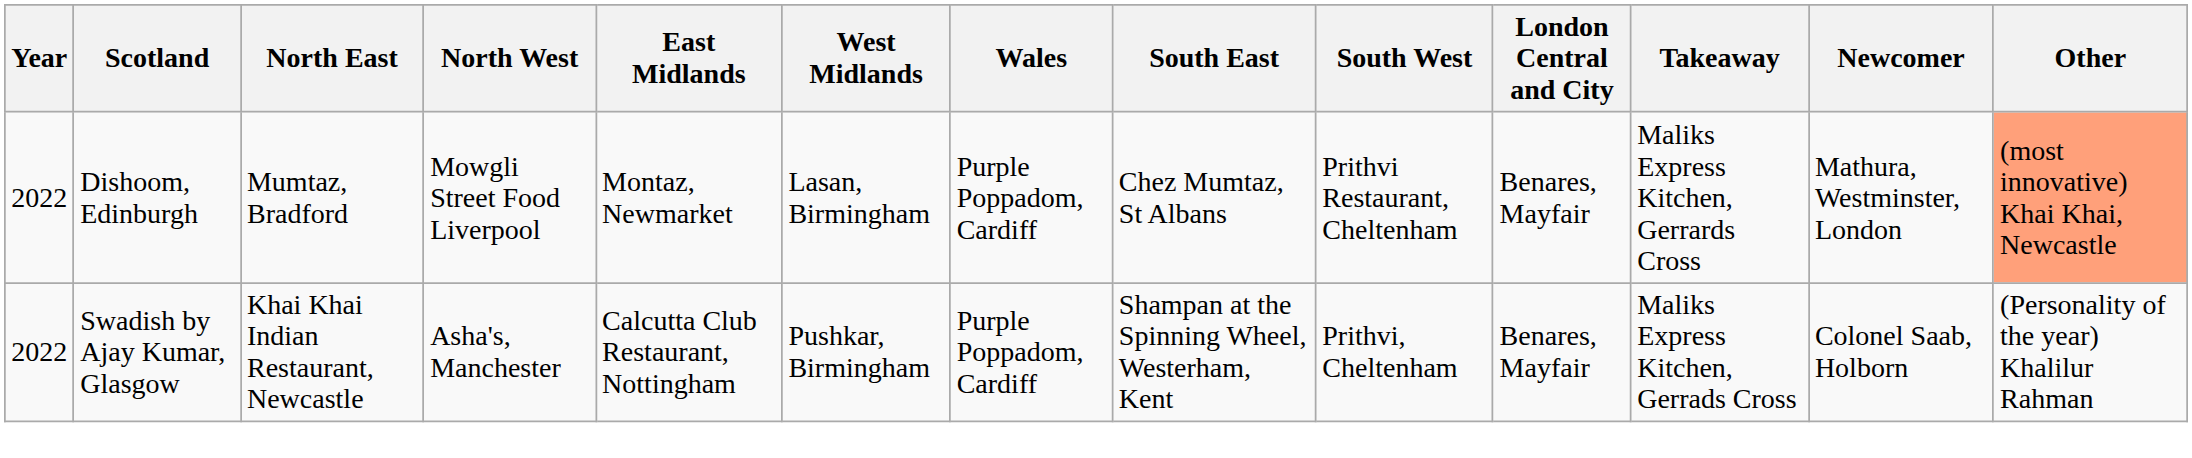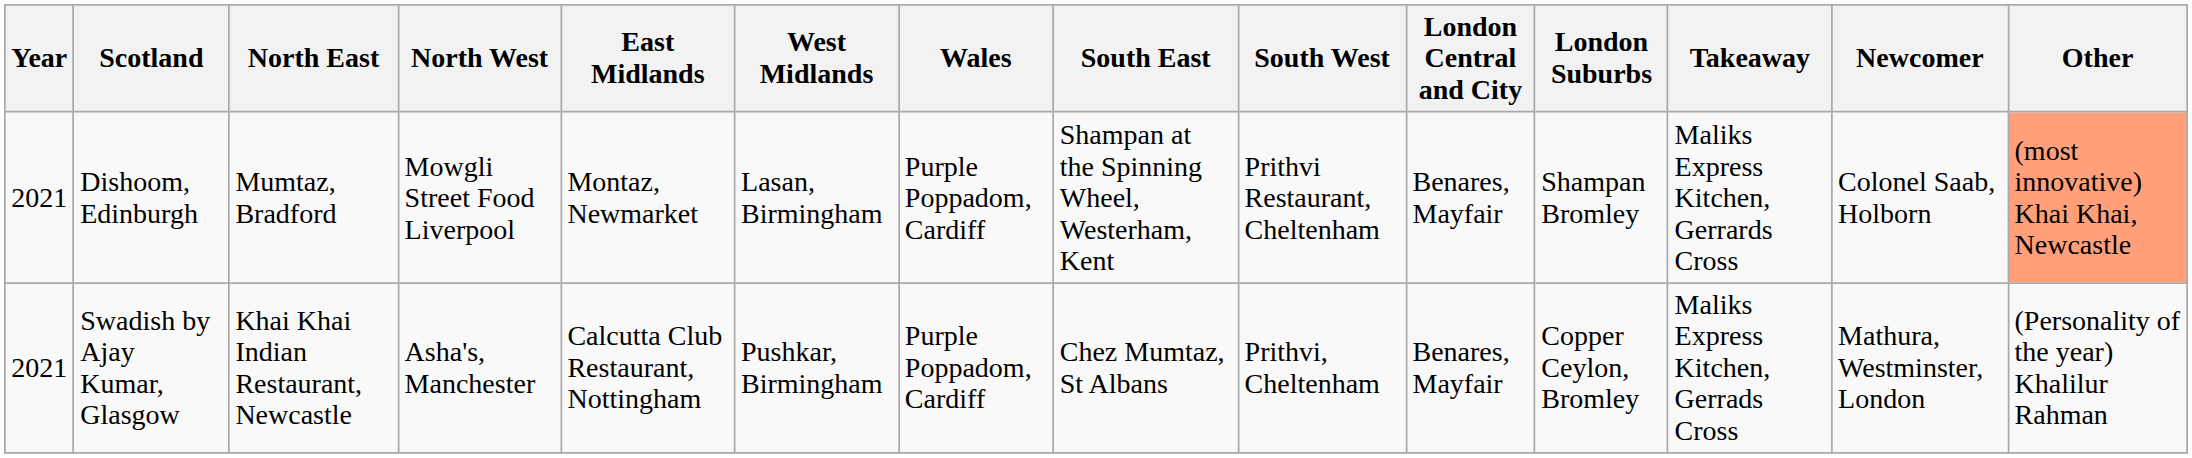+ column: (1601, 58)
(39, 197) 2022 -> (39, 197) 2021
(1201, 197) Chez Mumtaz, St Albans -> (1131, 197) Shampan at the Spinning Wheel, Westerham, Kent
(1887, 197) Mathura, Westminster, London -> (1917, 197) Colonel Saab, Holborn
(39, 351) 2022 -> (39, 367) 2021
(1213, 351) Shampan at the Spinning Wheel, Westerham, Kent -> (1142, 367) Chez Mumtaz, St Albans
(1893, 351) Colonel Saab, Holborn -> (1911, 367) Mathura, Westminster, London
